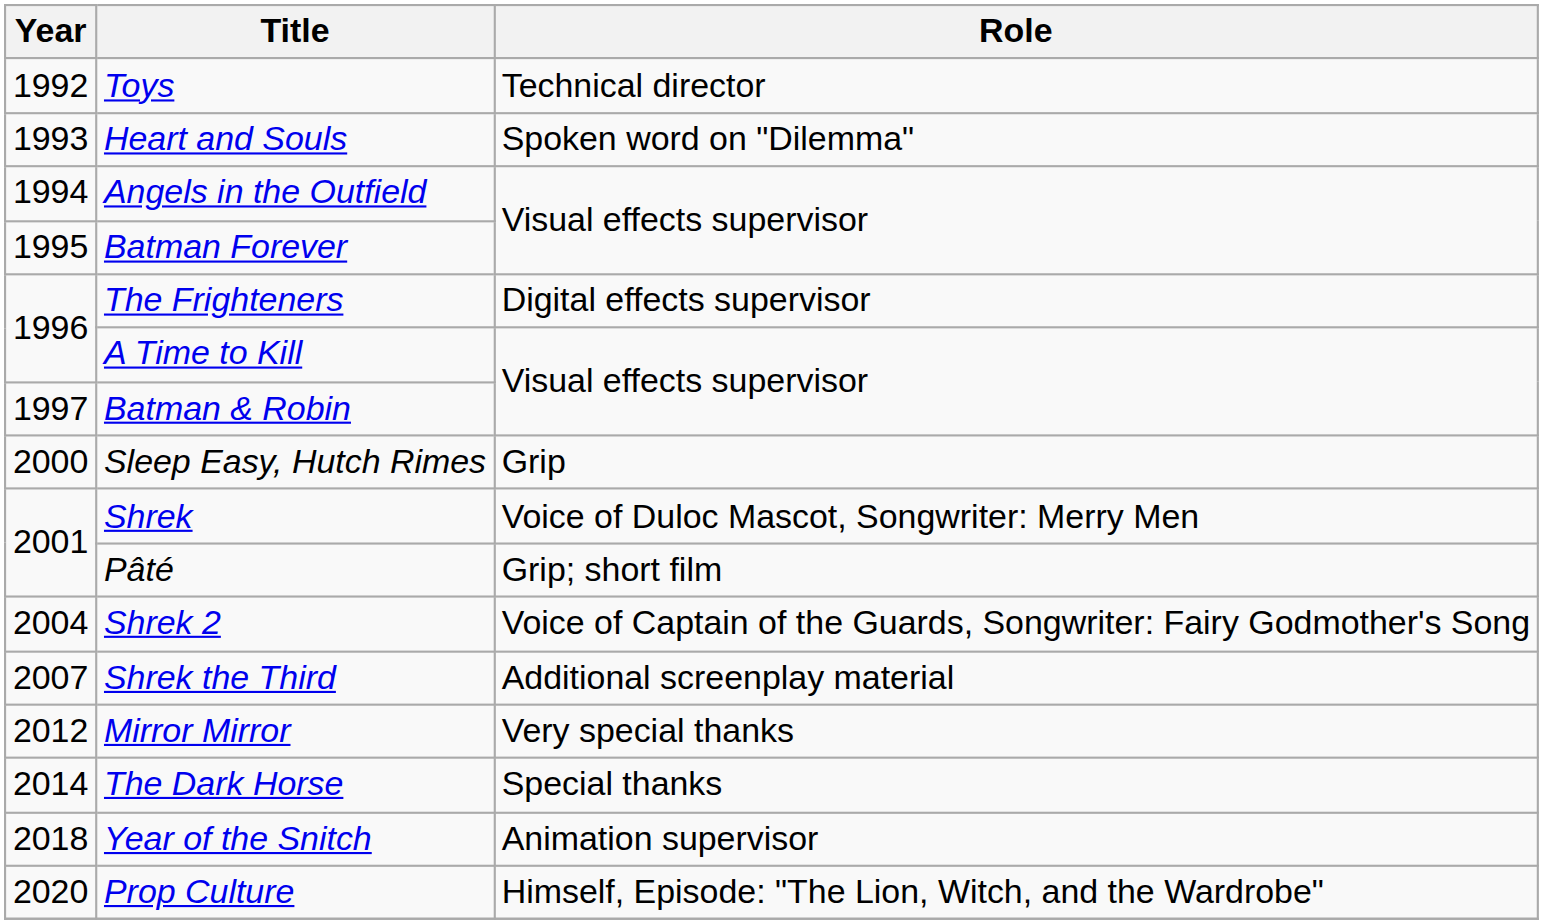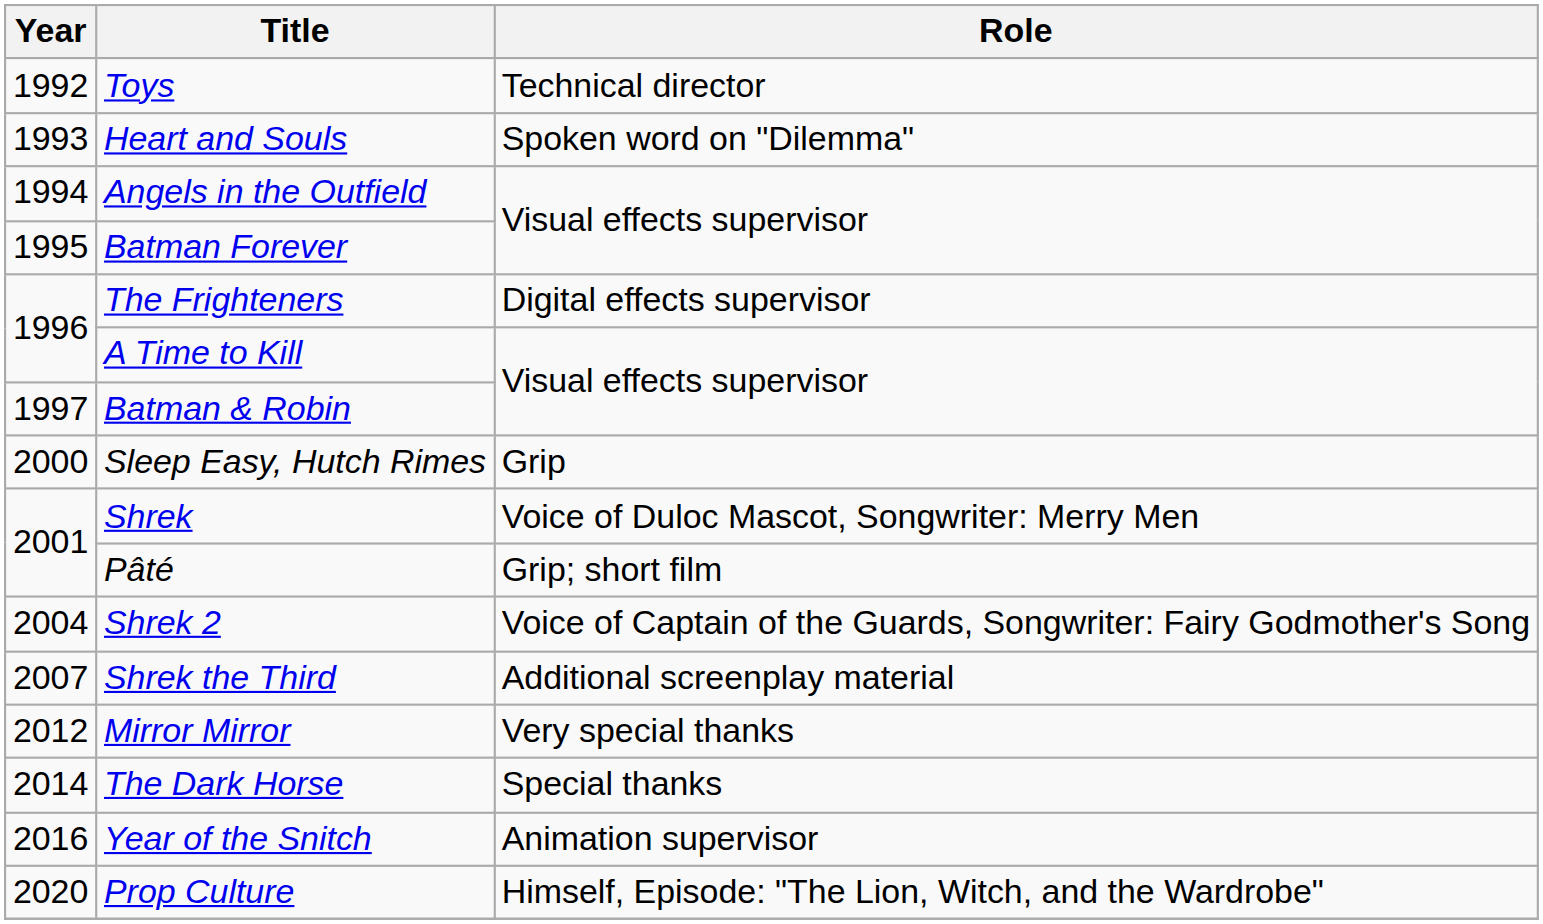(51, 838) 2018 -> (51, 838) 2016
